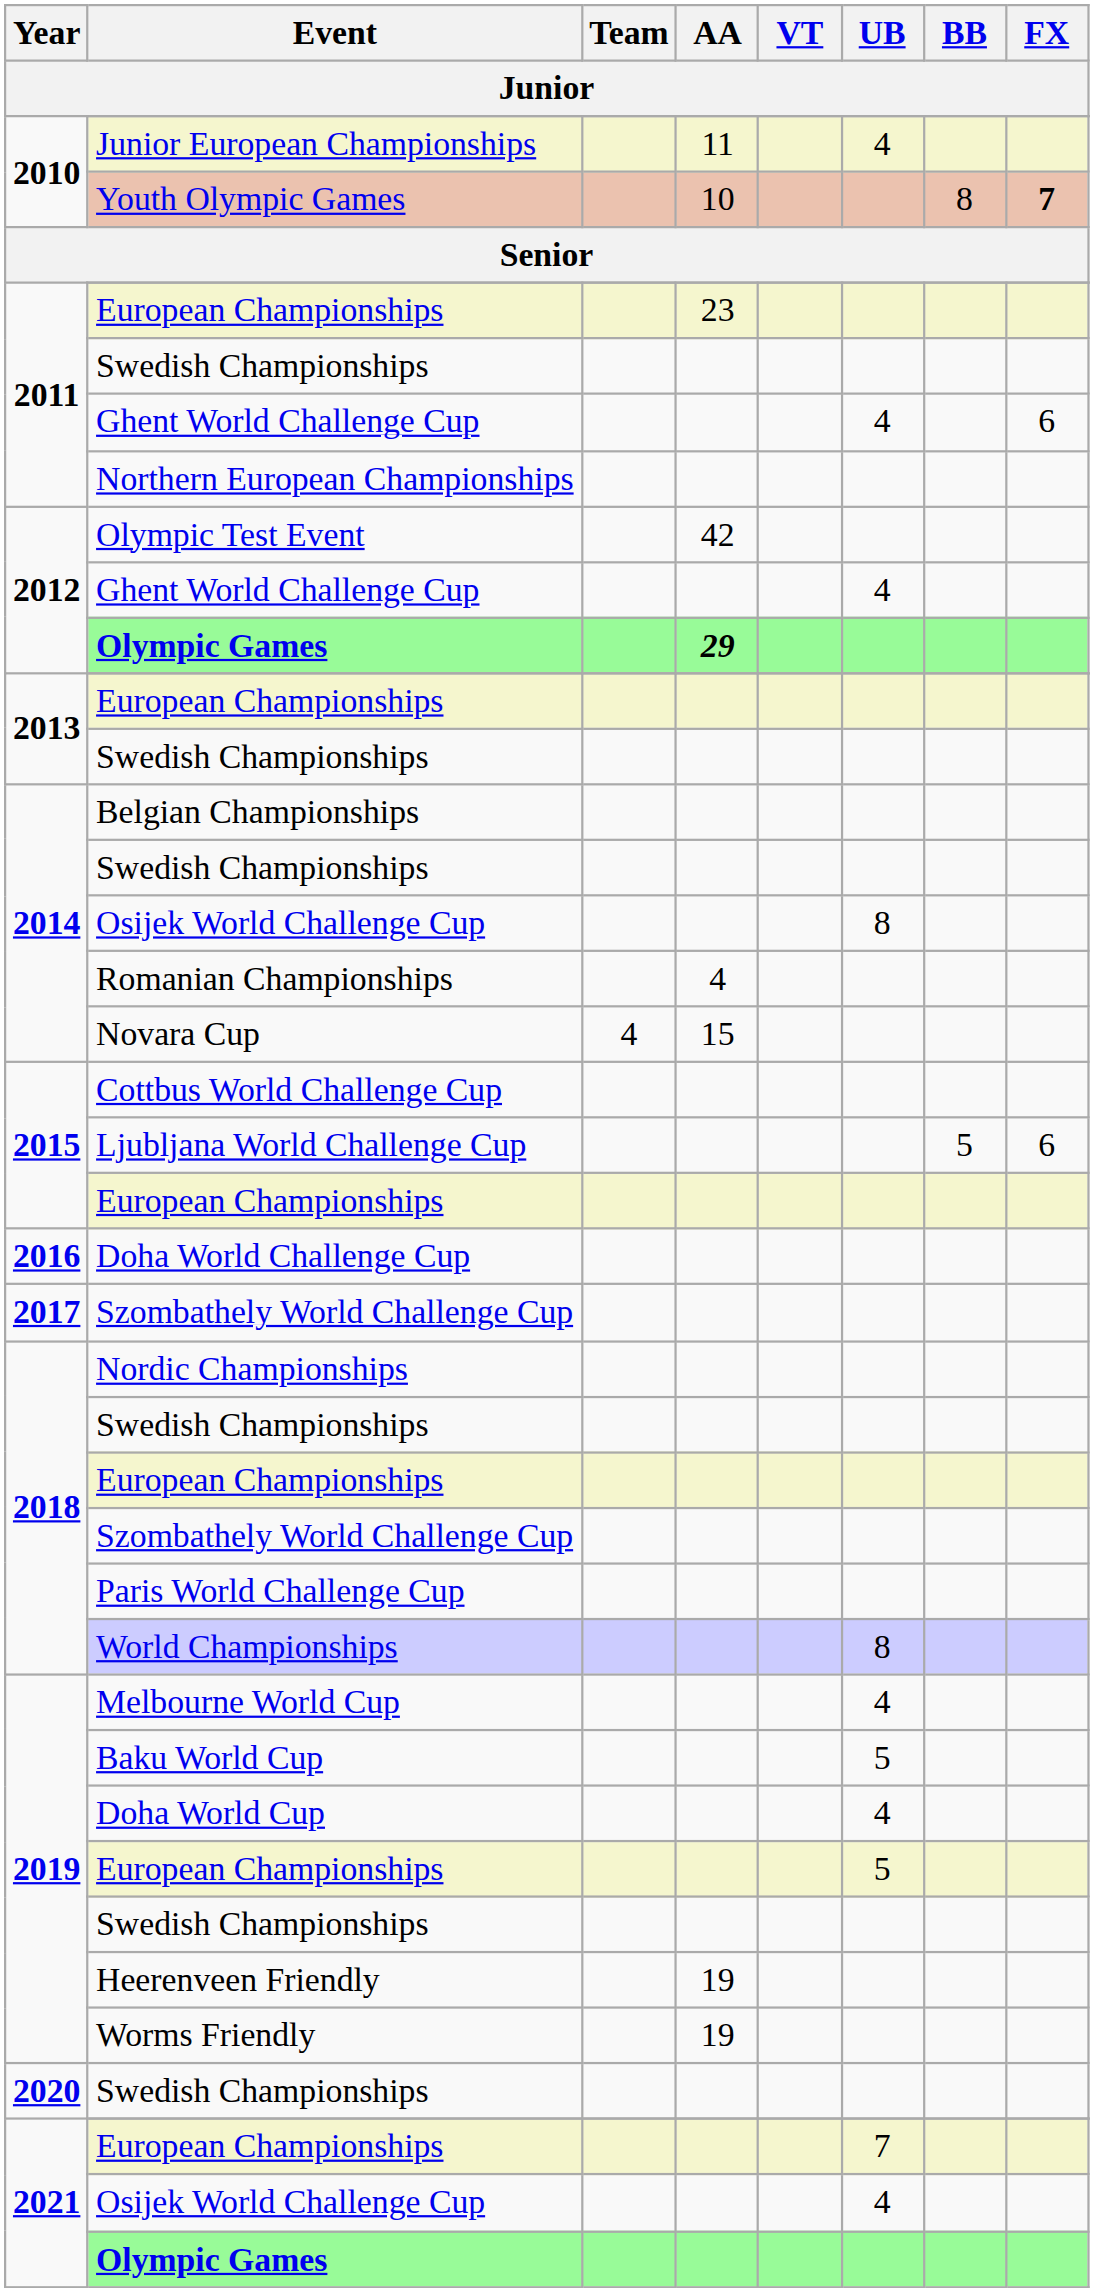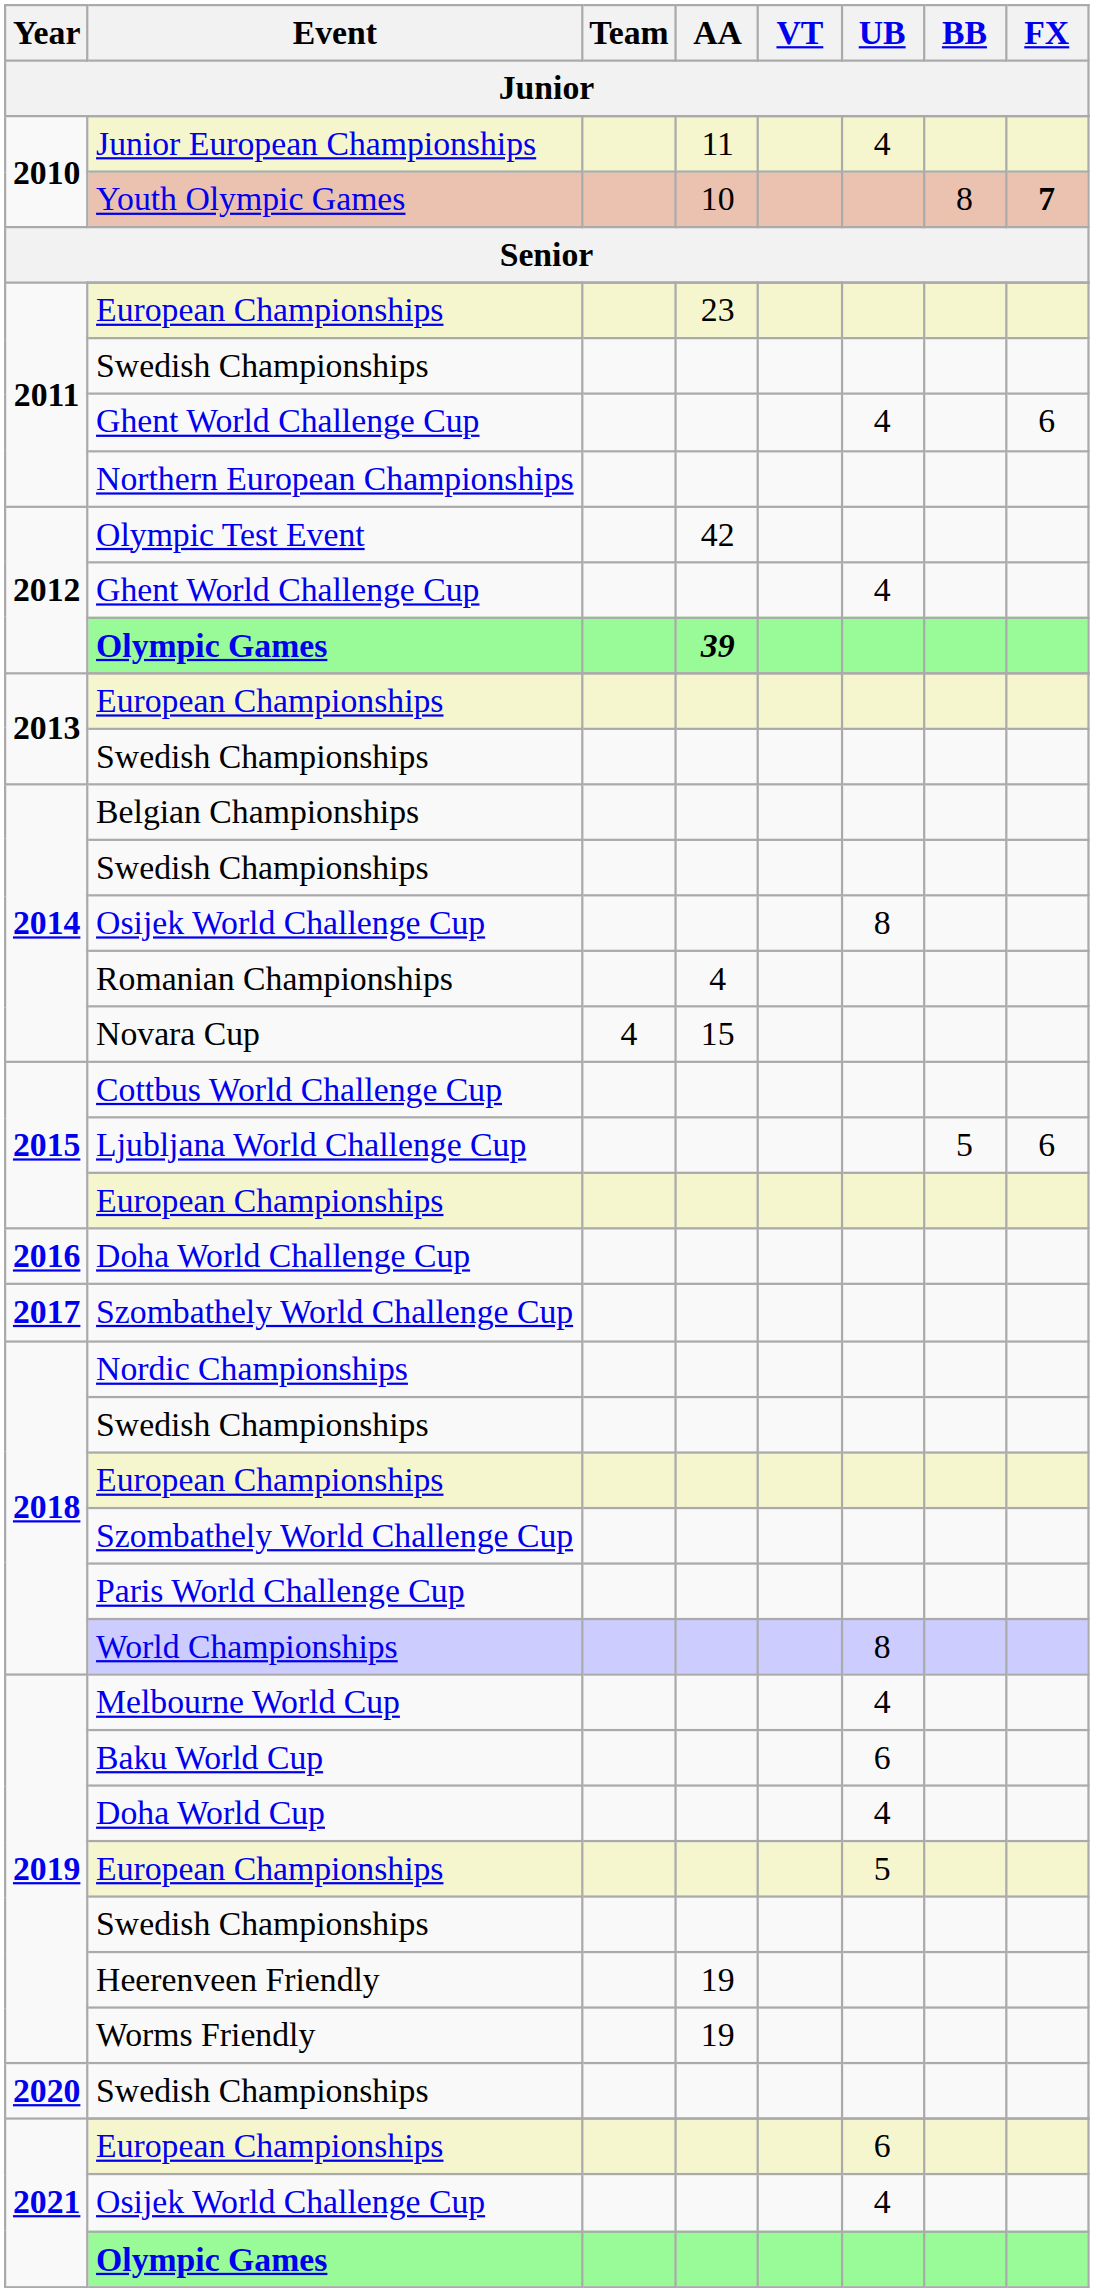(718, 644) 29 -> (718, 644) 39
(882, 1757) 5 -> (882, 1757) 6
(882, 2146) 7 -> (882, 2146) 6
